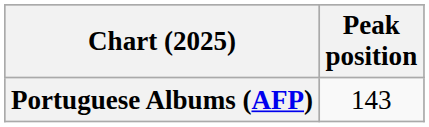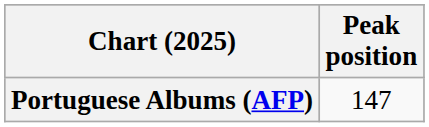(371, 99) 143 -> (371, 99) 147
